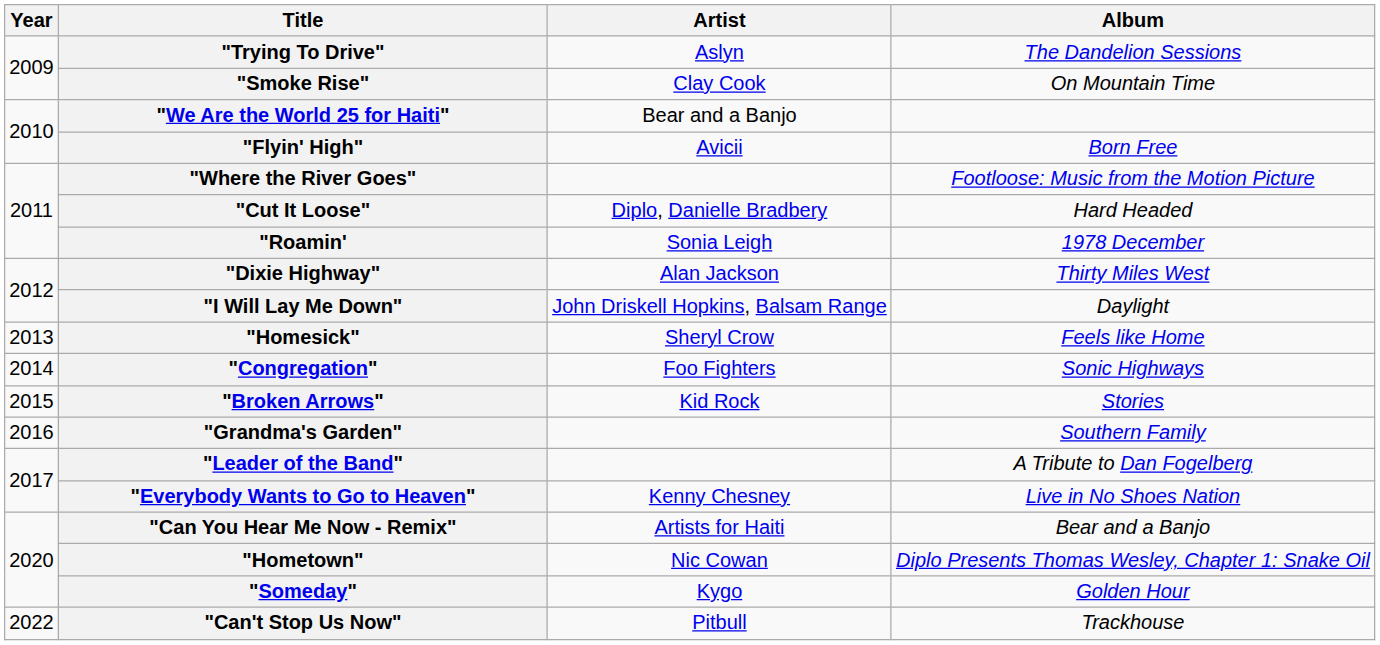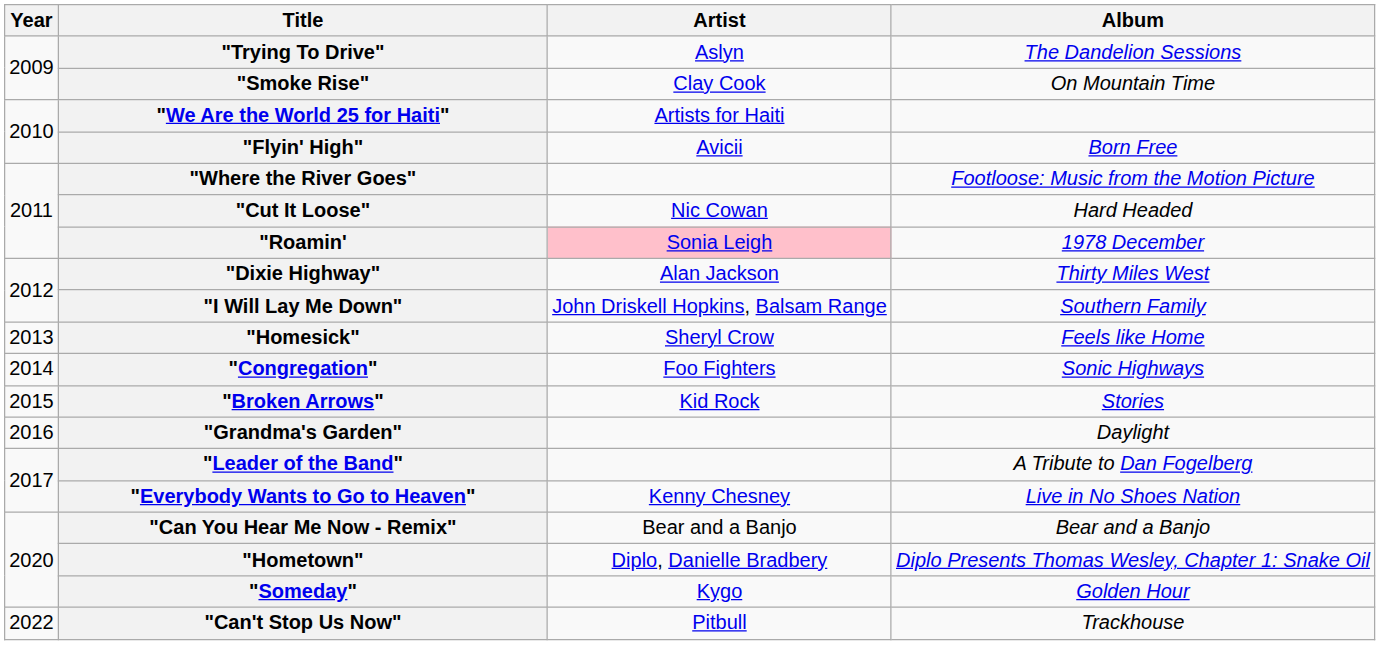(719, 115) Bear and a Banjo -> (719, 115) Artists for Haiti
(719, 210) Diplo, Danielle Bradbery -> (719, 210) Nic Cowan
(719, 242) no background -> (719, 242) pink background
(1133, 305) Daylight -> (1133, 305) Southern Family
(1133, 432) Southern Family -> (1133, 432) Daylight
(719, 527) Artists for Haiti -> (719, 527) Bear and a Banjo
(719, 559) Nic Cowan -> (719, 559) Diplo, Danielle Bradbery
